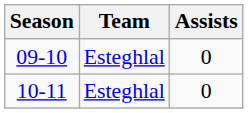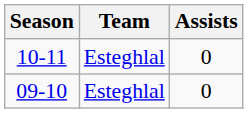rows swapped: (42, 56) <-> (42, 90)
